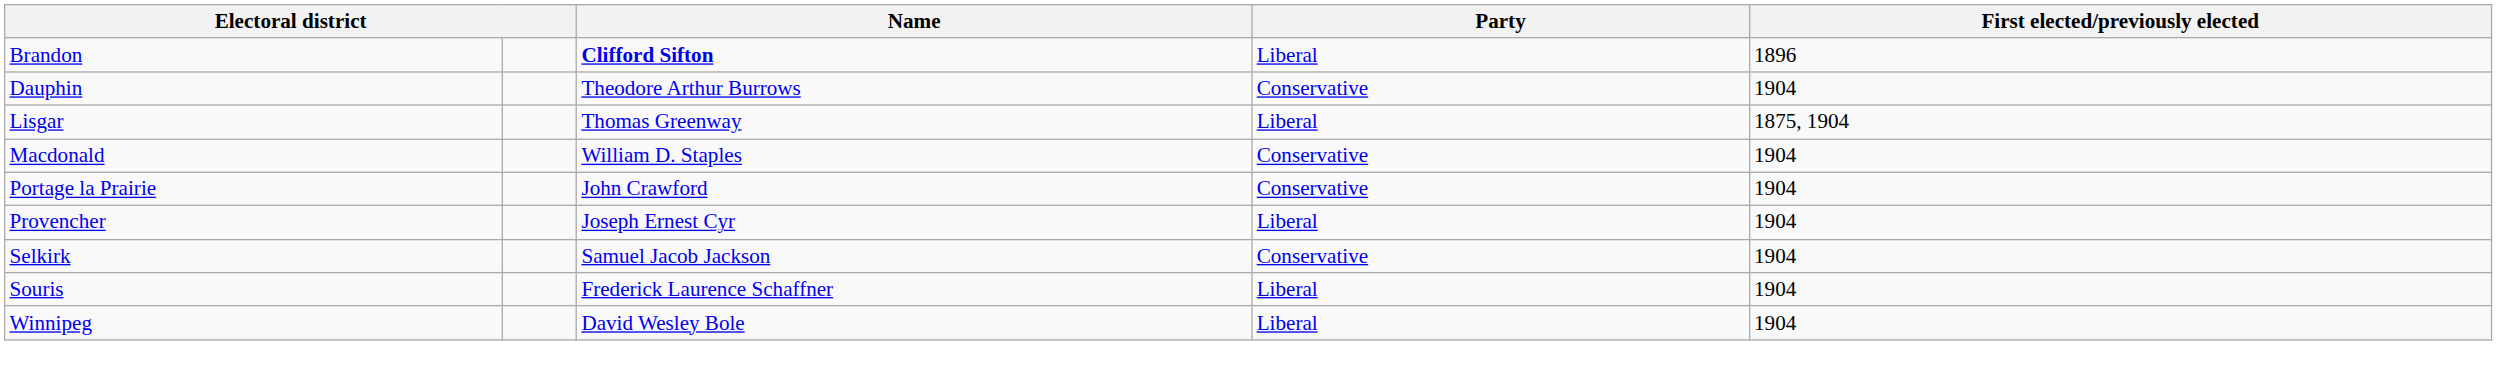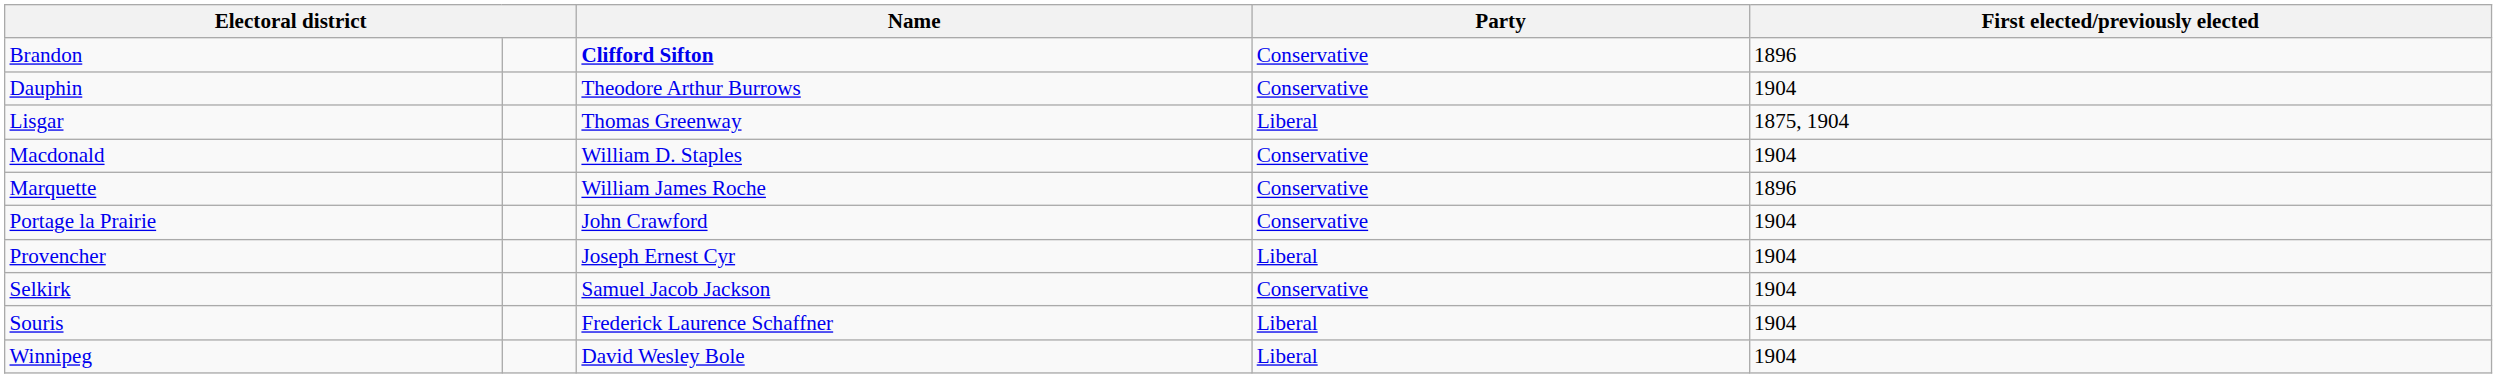(1287, 54) Liberal -> (1312, 54) Conservative
+ row: (53, 188)
